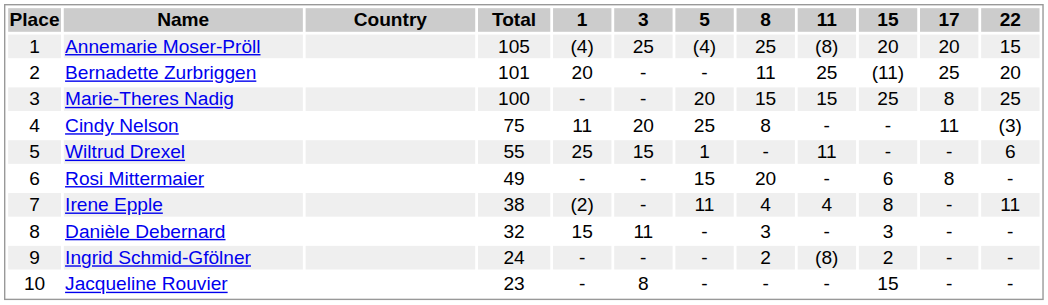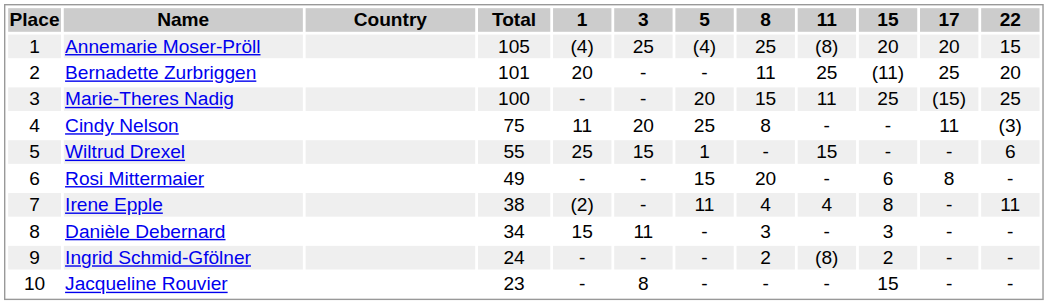(827, 99) 15 -> (827, 99) 11
(949, 99) 8 -> (949, 99) (15)
(827, 152) 11 -> (827, 152) 15
(514, 231) 32 -> (514, 231) 34
